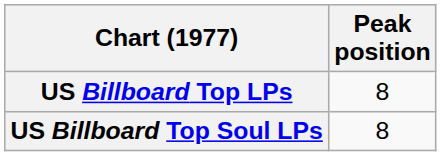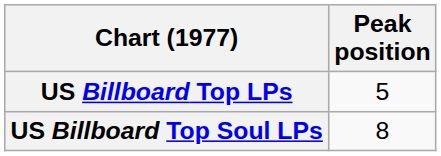(382, 91) 8 -> (382, 91) 5
